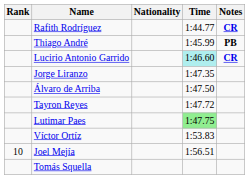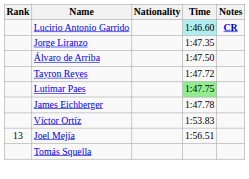- row: (68, 27)
- row: (61, 43)
+ row: (68, 105)
(18, 151) 10 -> (18, 136) 13
